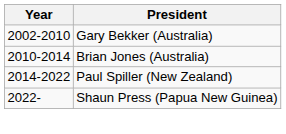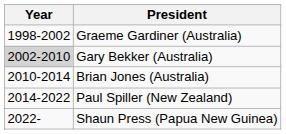+ row: (159, 35)
(39, 35) no background -> (39, 56) lightgrey background
